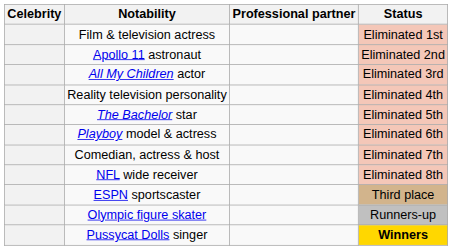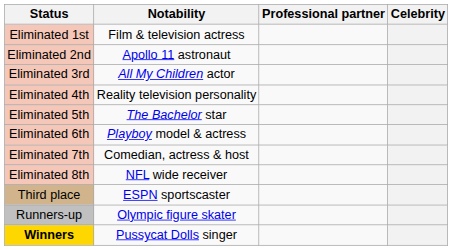columns swapped: (34, 14) <-> (403, 14)
